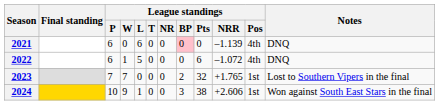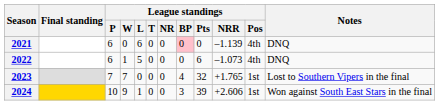(228, 60) –1.072 -> (228, 60) –1.073
(181, 76) 2 -> (181, 76) 4
(201, 92) 38 -> (201, 92) 39
